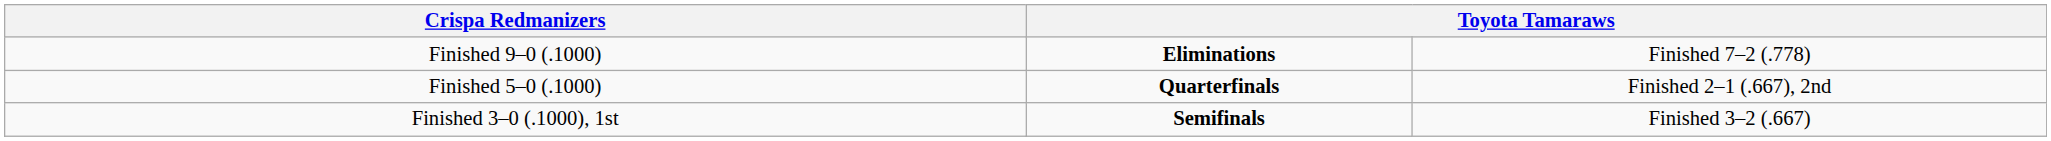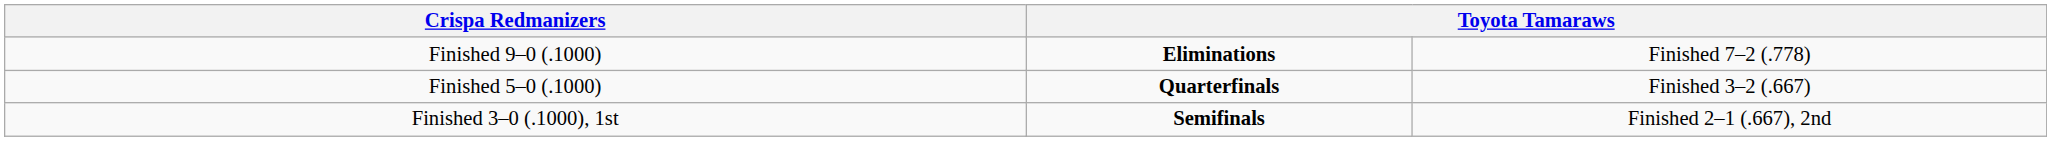(1730, 86) Finished 2–1 (.667), 2nd -> (1730, 86) Finished 3–2 (.667)
(1730, 119) Finished 3–2 (.667) -> (1730, 119) Finished 2–1 (.667), 2nd
